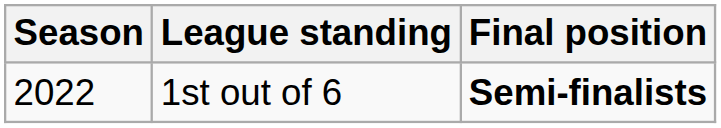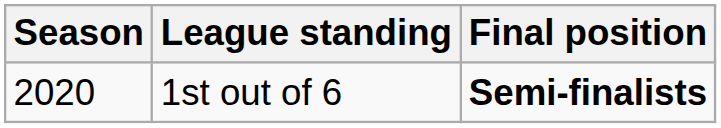(54, 91) 2022 -> (54, 91) 2020
